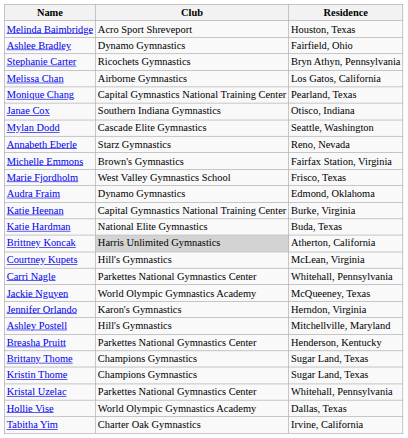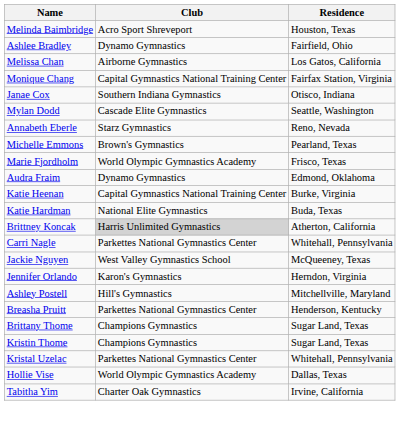- row: (42, 62)
(324, 95) Pearland, Texas -> (341, 78) Fairfax Station, Virginia
(341, 161) Fairfax Station, Virginia -> (324, 144) Pearland, Texas
(164, 177) West Valley Gymnastics School -> (177, 161) World Olympic Gymnastics Academy
- row: (42, 260)
(177, 293) World Olympic Gymnastics Academy -> (164, 260) West Valley Gymnastics School
